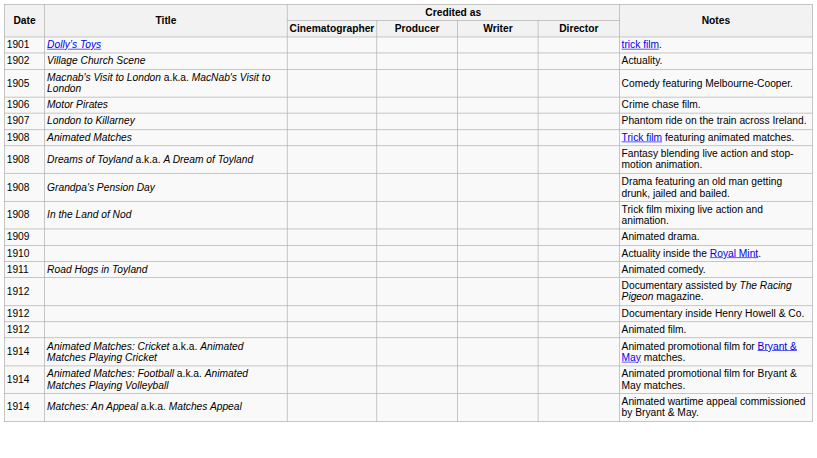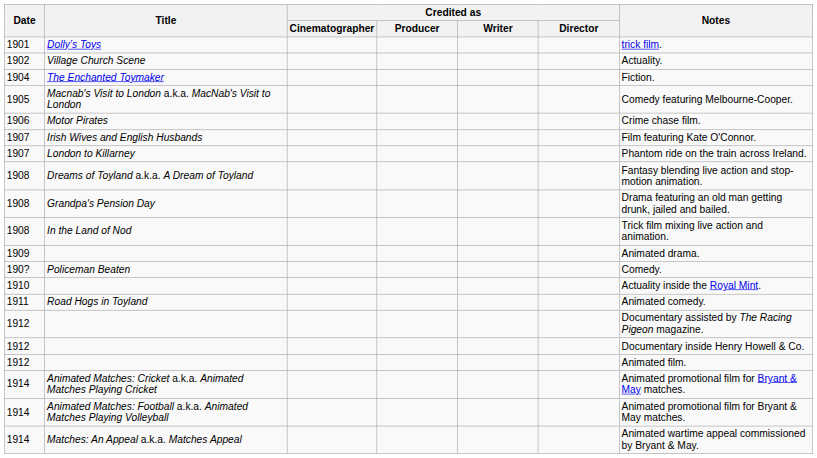+ row: (18, 77)
+ row: (18, 137)
- row: (18, 137)
+ row: (18, 269)
